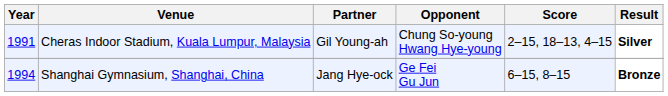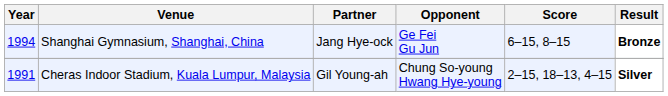rows swapped: (176, 41) <-> (152, 75)
